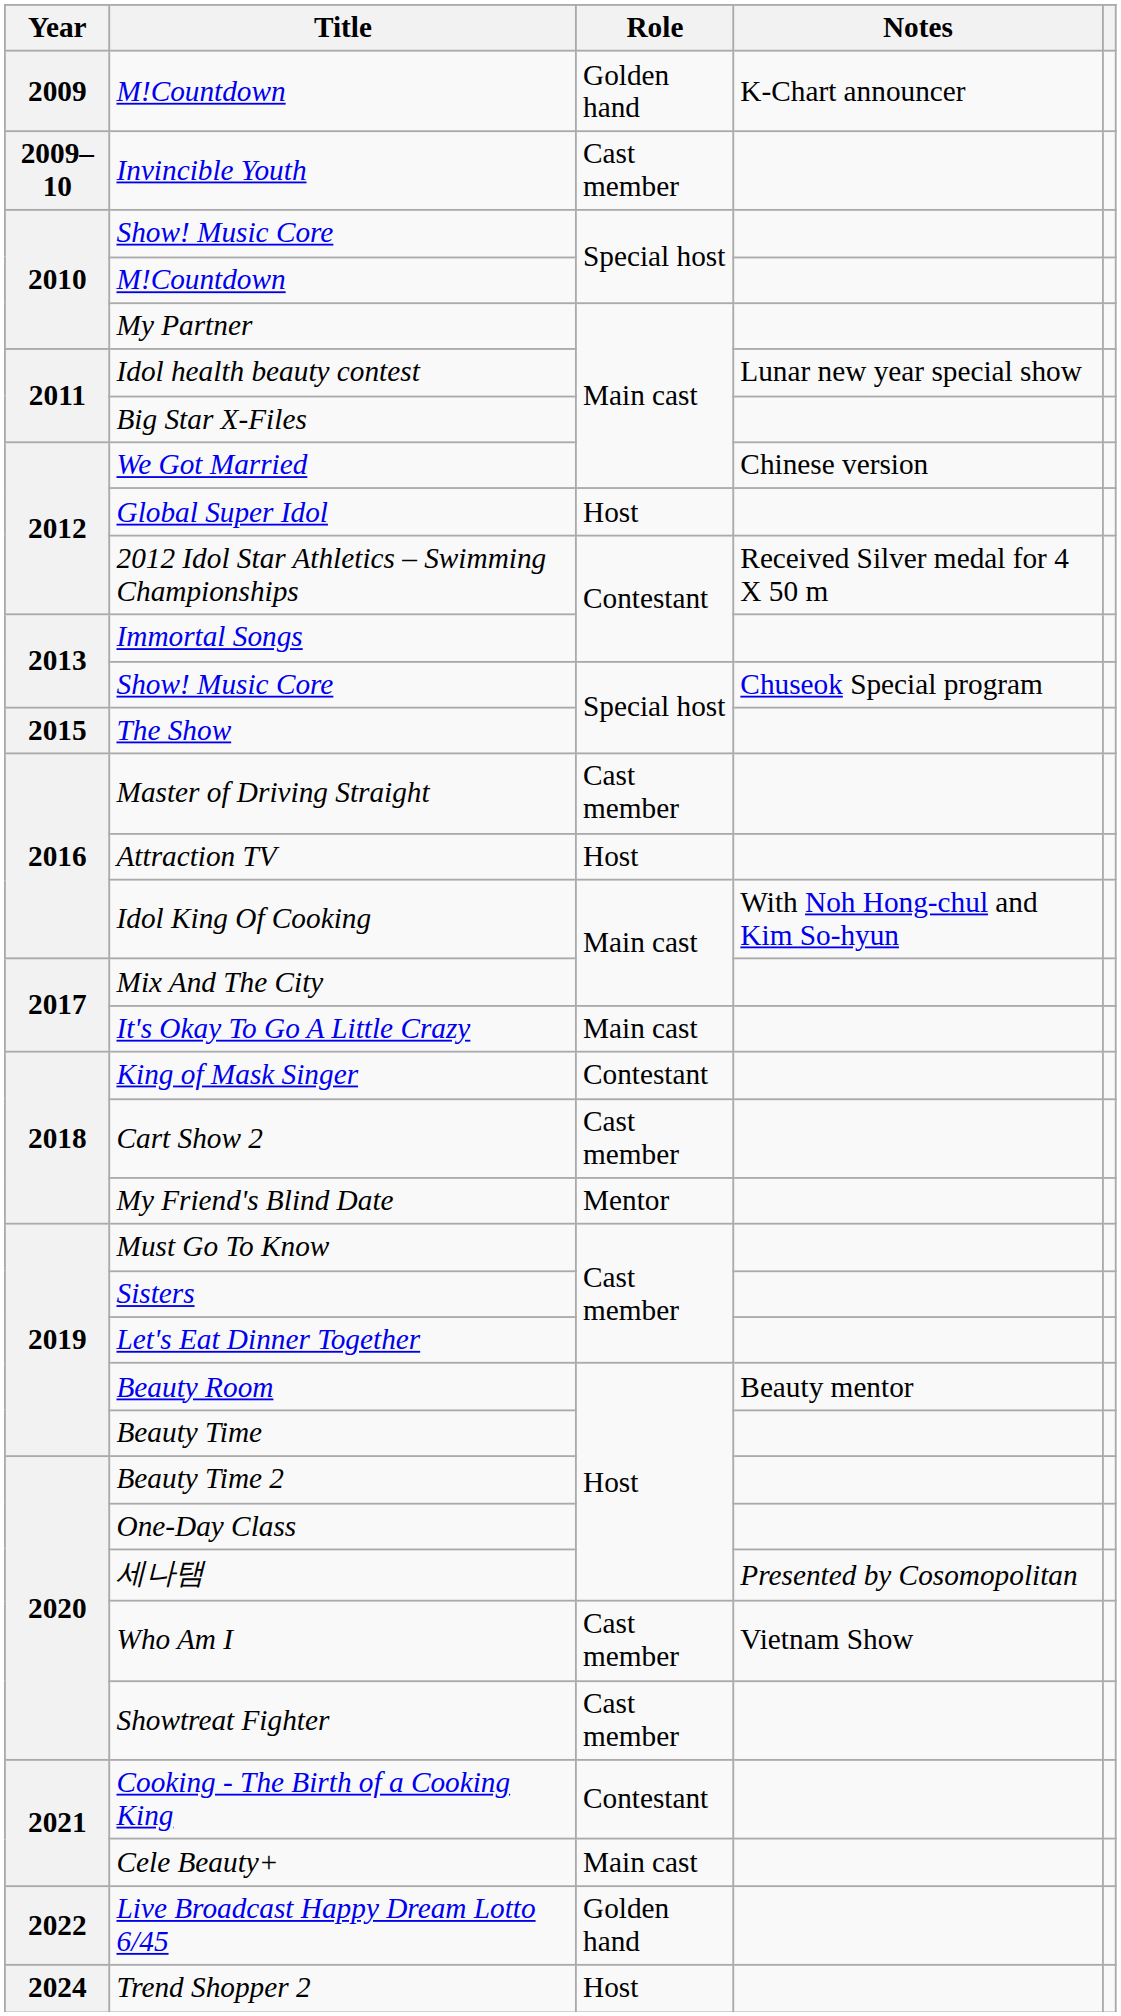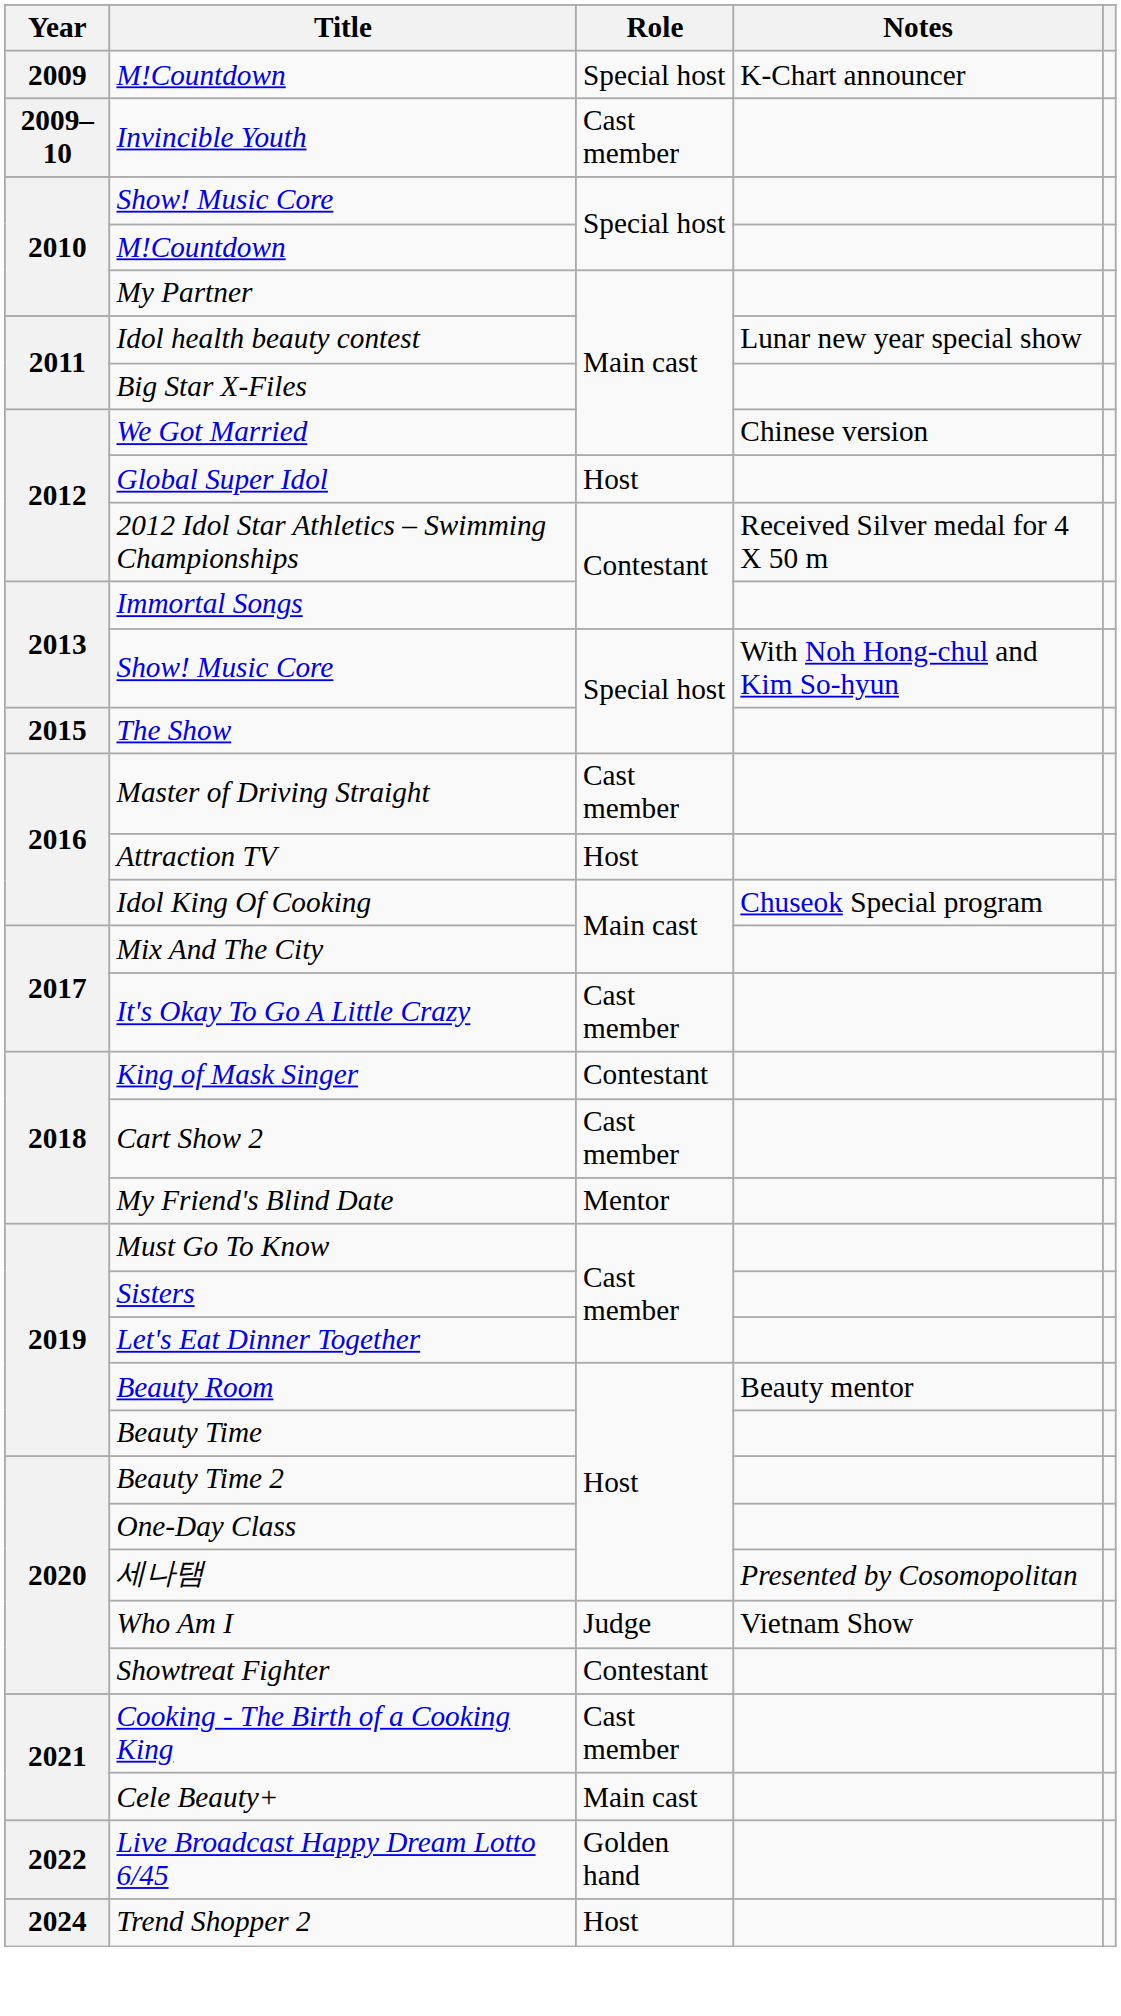(626, 90) Golden hand -> (654, 74) Special host
(892, 683) Chuseok Special program -> (889, 667) With Noh Hong-chul and Kim So-hyun
(889, 918) With Noh Hong-chul and Kim So-hyun -> (892, 902) Chuseok Special program
(640, 1028) Main cast -> (631, 1011) Cast member
(631, 1640) Cast member -> (617, 1623) Judge
(631, 1719) Cast member -> (646, 1670) Contestant
(646, 1799) Contestant -> (631, 1733) Cast member
